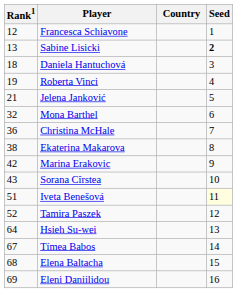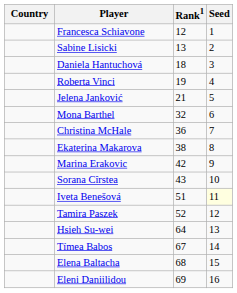columns swapped: (181, 14) <-> (21, 14)
(212, 48) bold -> (212, 48) normal
